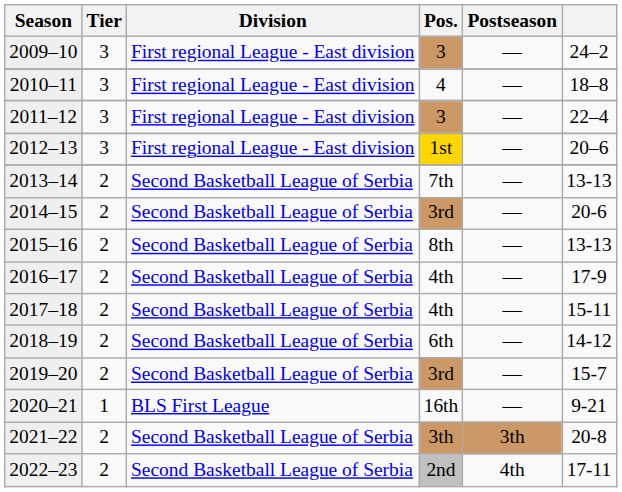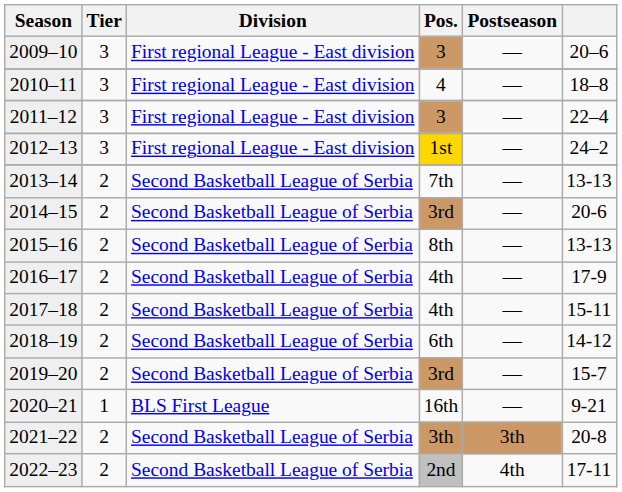(589, 52) 24–2 -> (589, 52) 20–6
(589, 148) 20–6 -> (589, 148) 24–2
